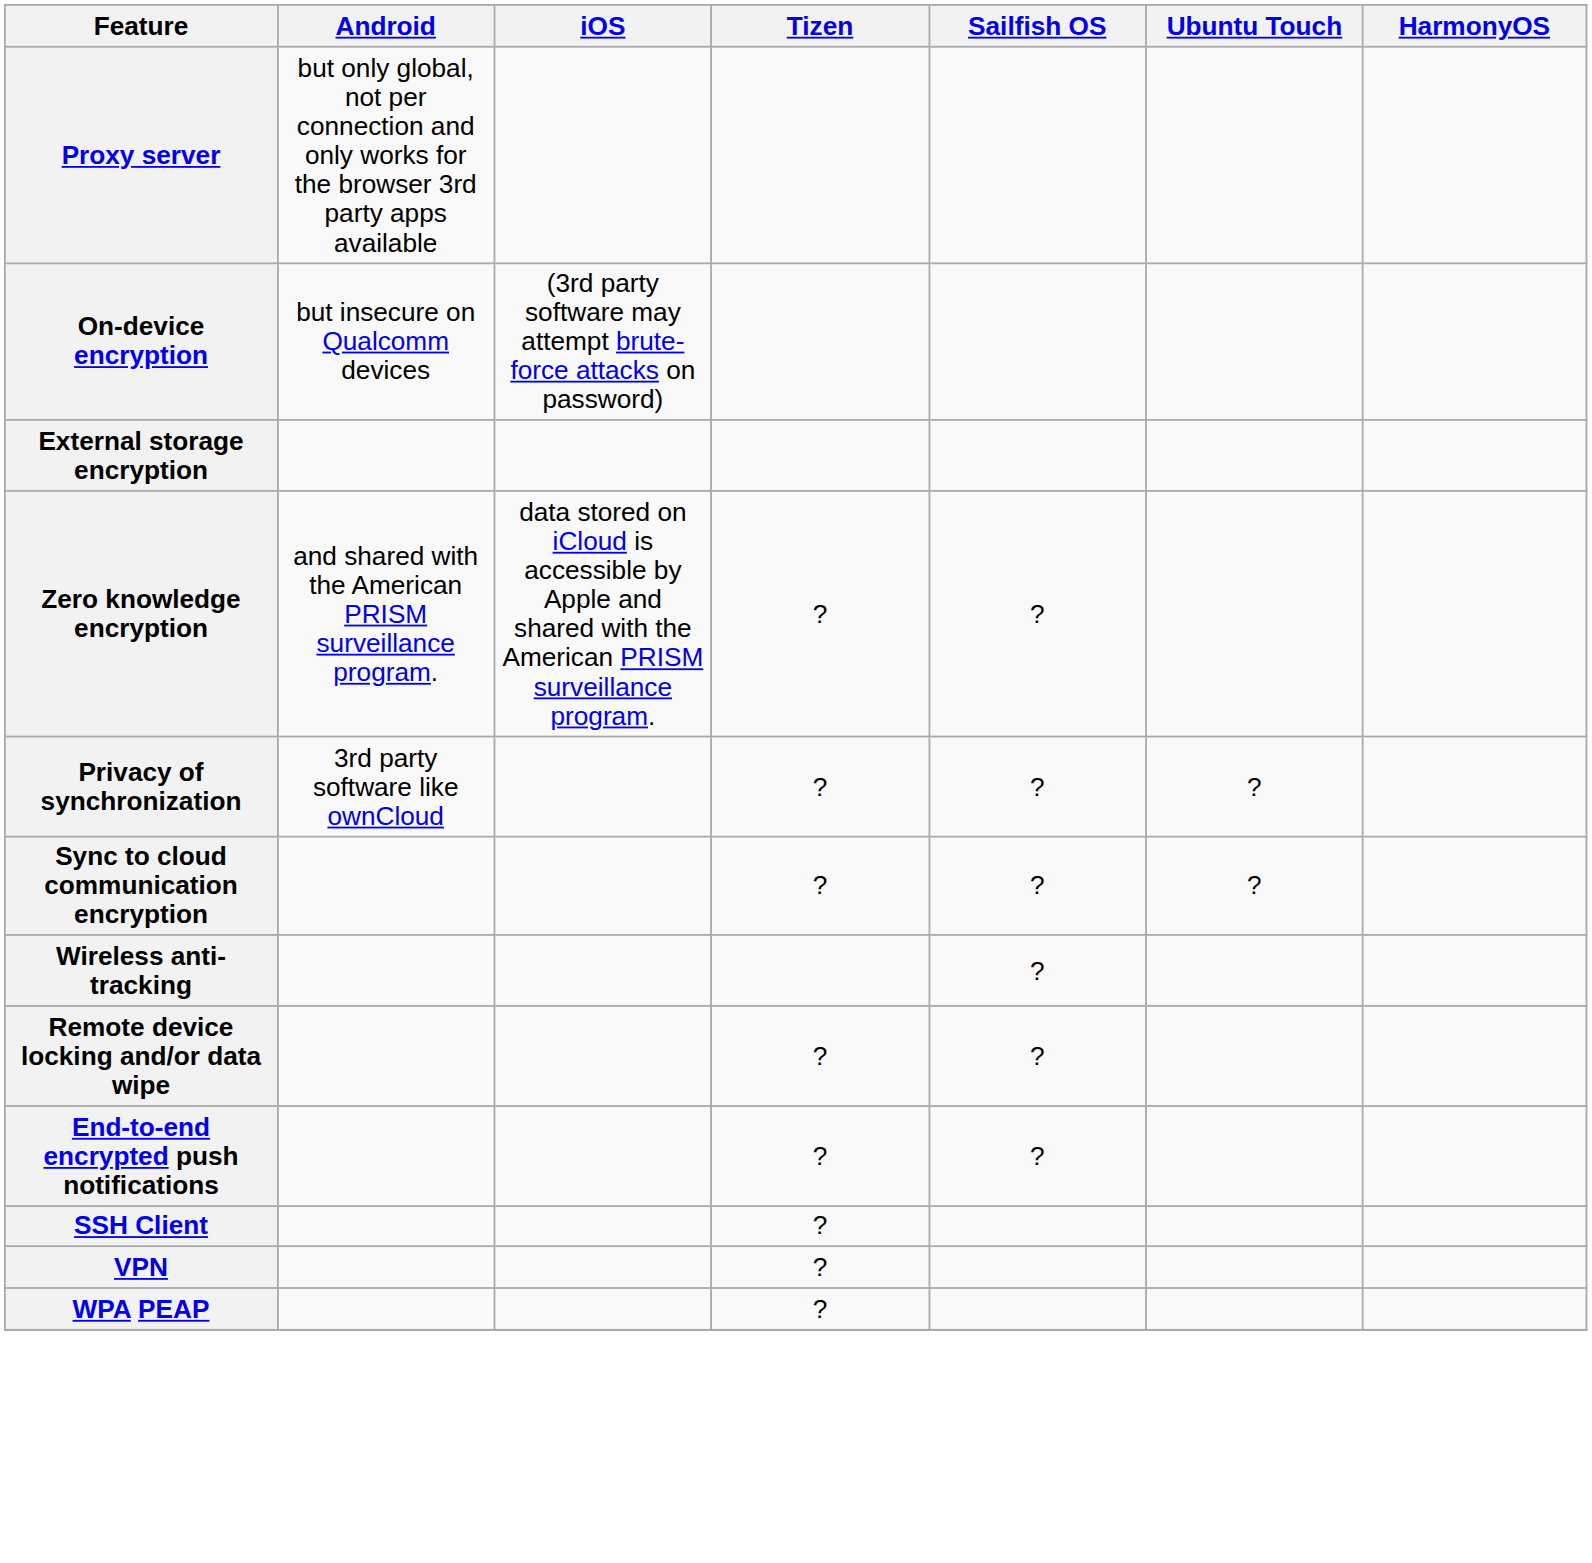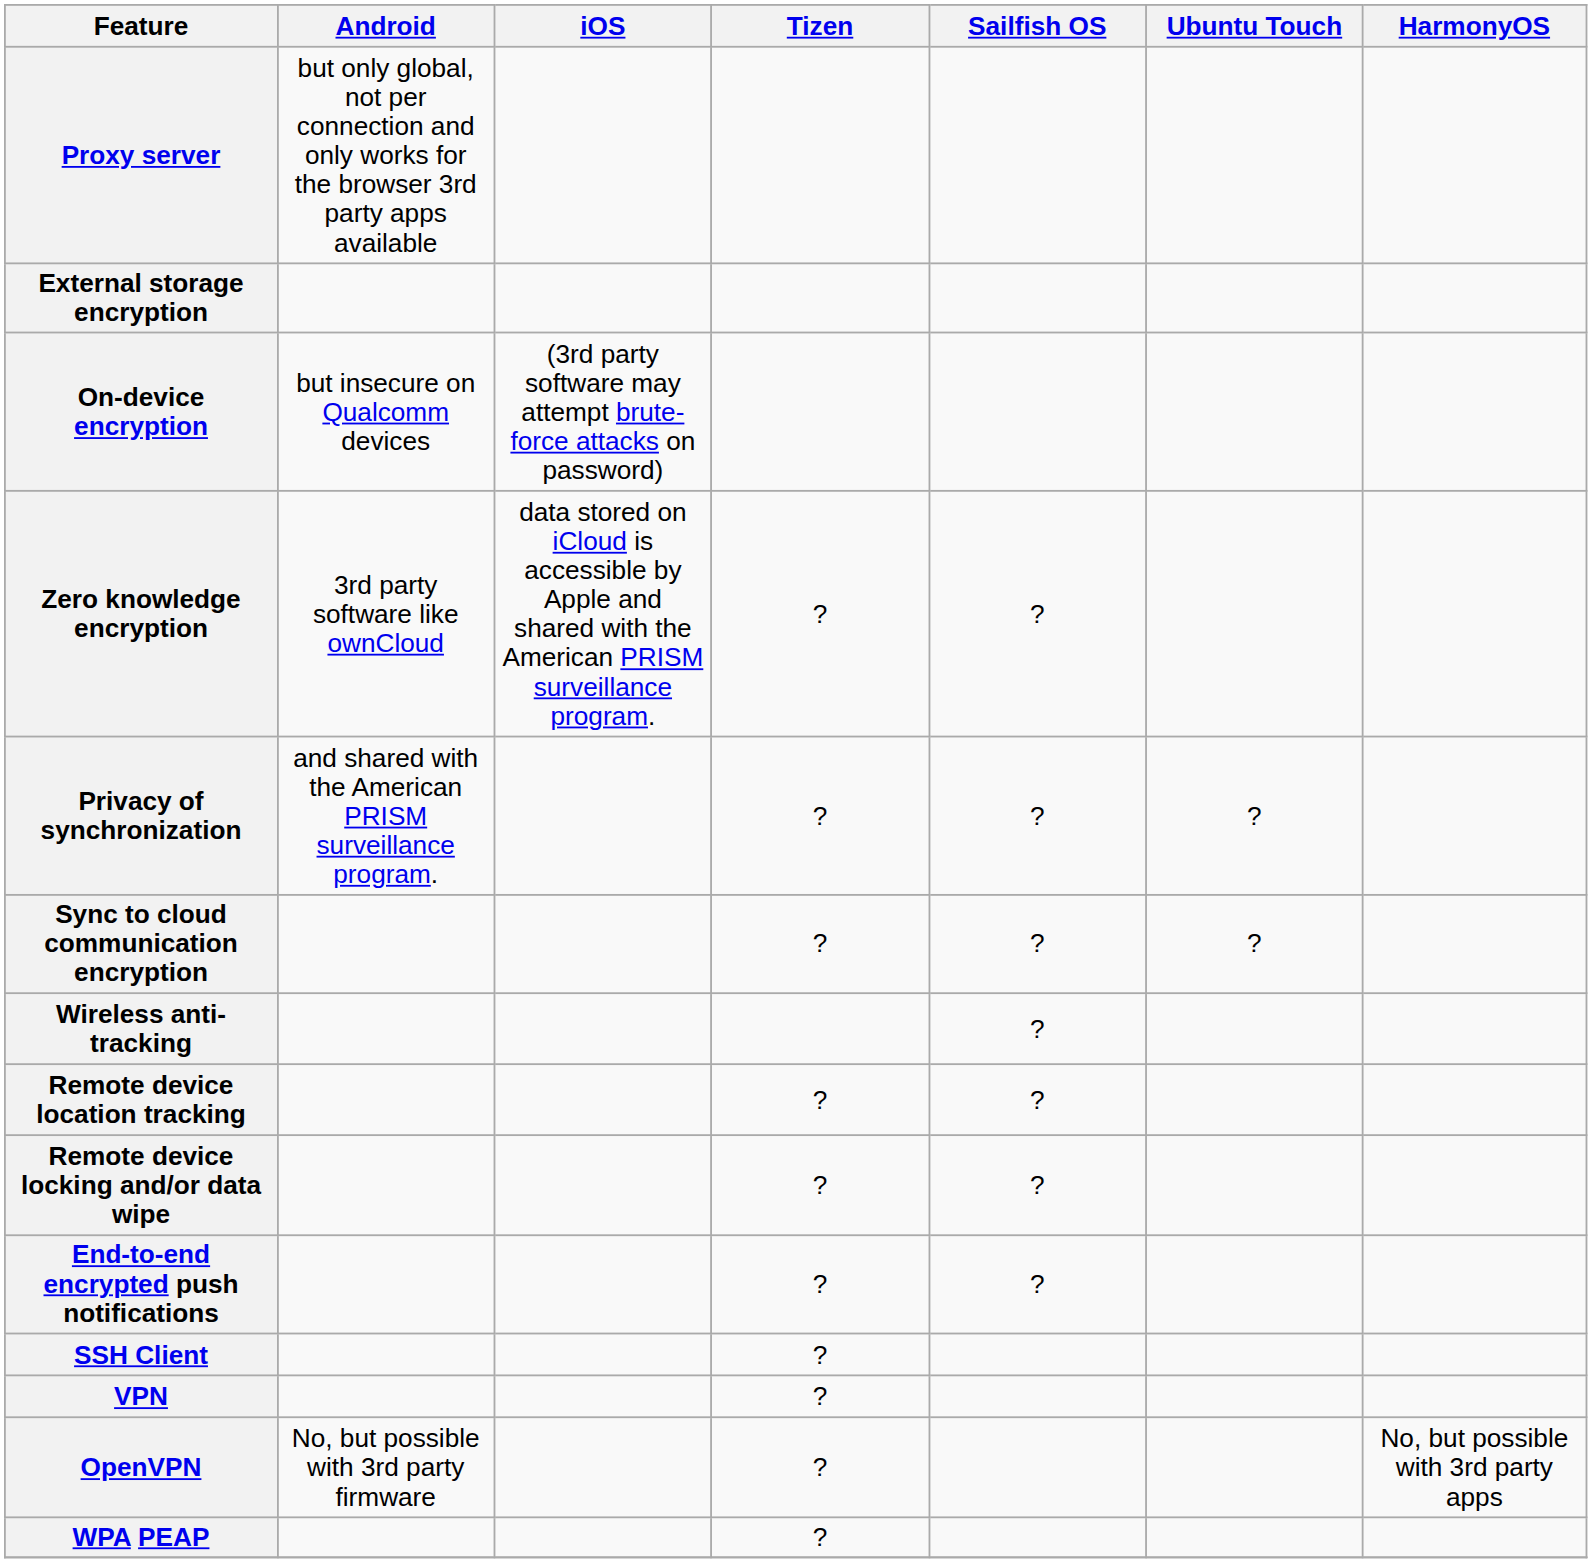rows swapped: (141, 342) <-> (141, 456)
(386, 614) and shared with the American PRISM surveillance program. -> (386, 614) 3rd party software like ownCloud
(386, 786) 3rd party software like ownCloud -> (386, 815) and shared with the American PRISM surveillance program.
+ row: (141, 1100)
+ row: (141, 1467)
